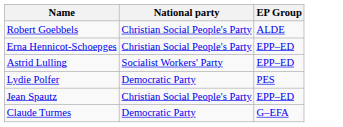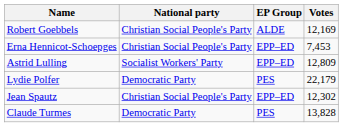+ column: (321, 12)
(273, 113) G–EFA -> (266, 113) PES
